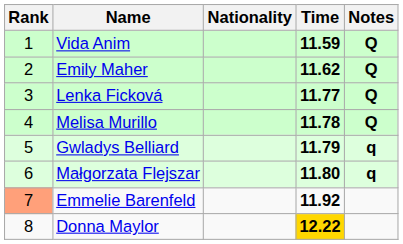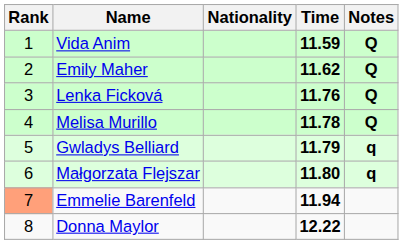(320, 95) 11.77 -> (320, 95) 11.76
(320, 200) 11.92 -> (320, 200) 11.94
(320, 226) gold background -> (320, 226) no background
